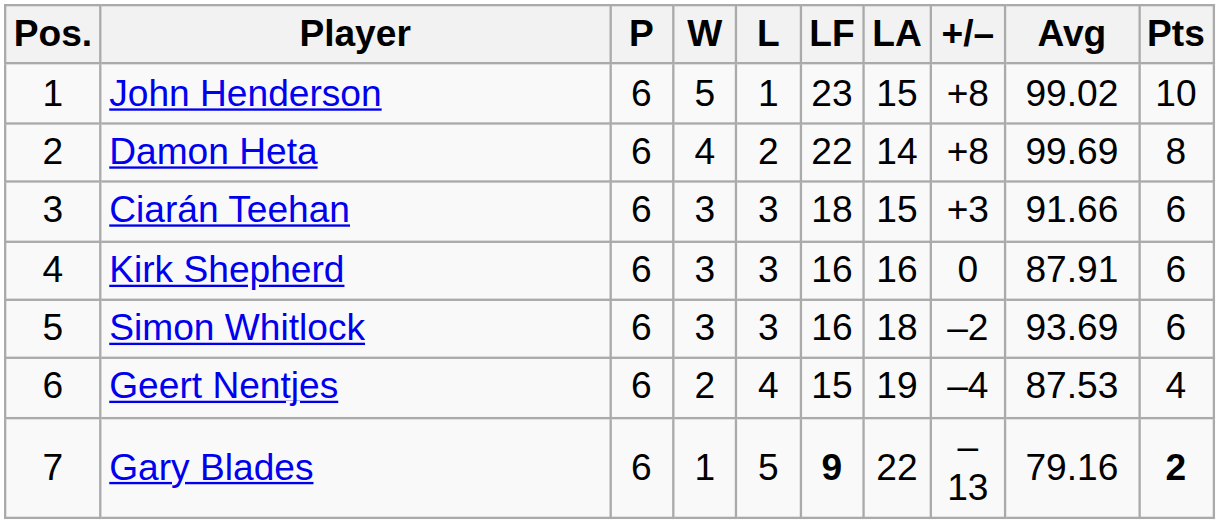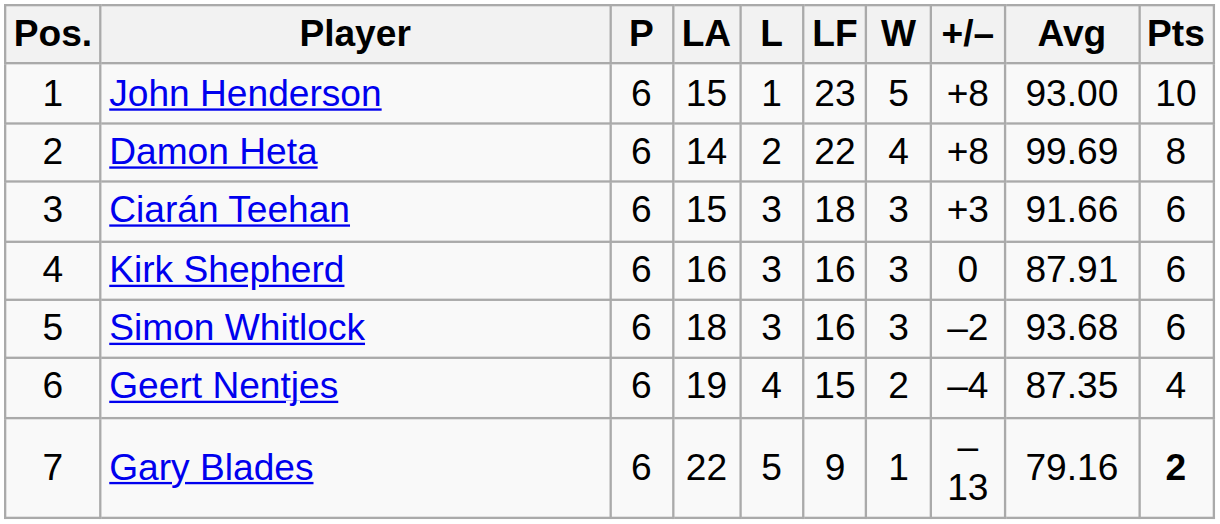columns swapped: (705, 33) <-> (897, 33)
(1072, 92) 99.02 -> (1072, 92) 93.00
(1072, 328) 93.69 -> (1072, 328) 93.68
(1072, 387) 87.53 -> (1072, 387) 87.35
(832, 466) bold -> (835, 466) normal
